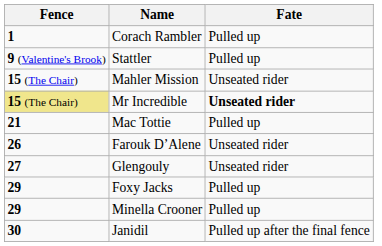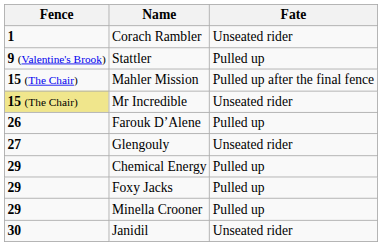(234, 36) Pulled up -> (253, 36) Unseated rider
(248, 79) Unseated rider -> (293, 79) Pulled up after the final fence
(252, 101) bold -> (253, 101) normal
- row: (141, 123)
(248, 144) Unseated rider -> (239, 123) Pulled up
+ row: (159, 166)
(289, 230) Pulled up after the final fence -> (253, 230) Unseated rider
